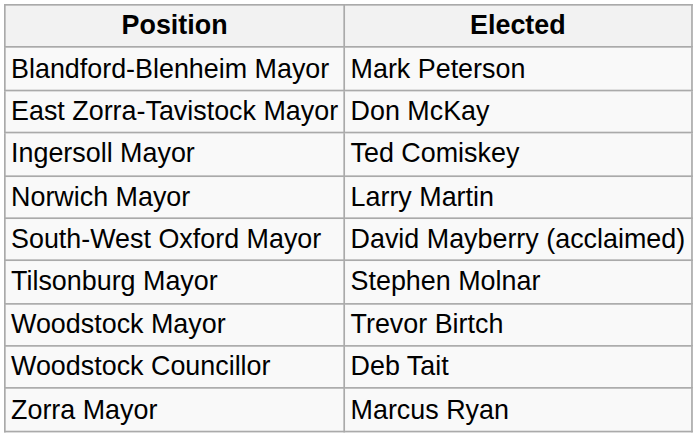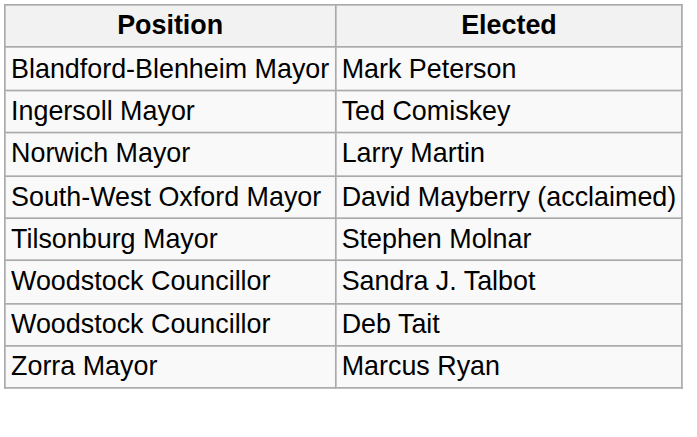- row: (420, 111)
- row: (427, 324)
+ row: (439, 281)
